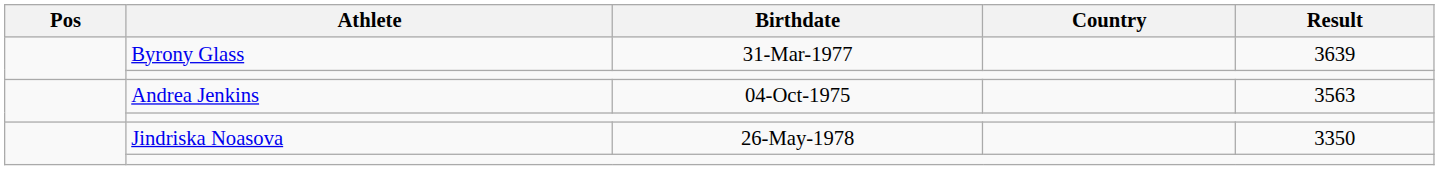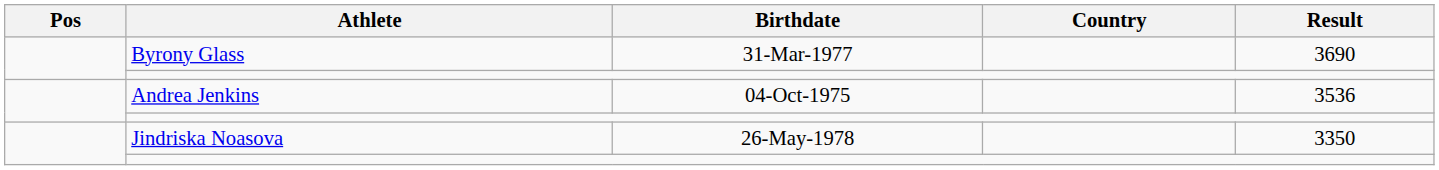(1335, 53) 3639 -> (1335, 53) 3690
(1335, 95) 3563 -> (1335, 95) 3536
